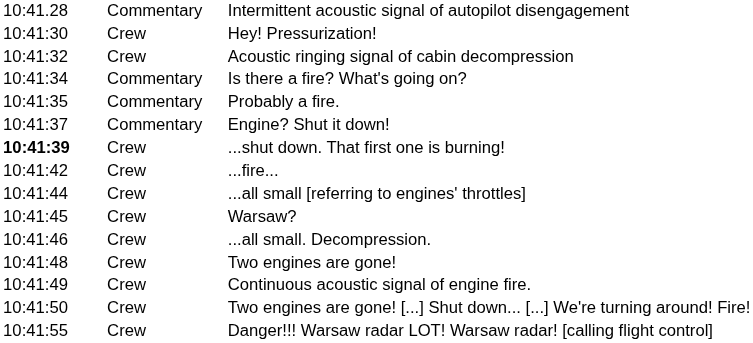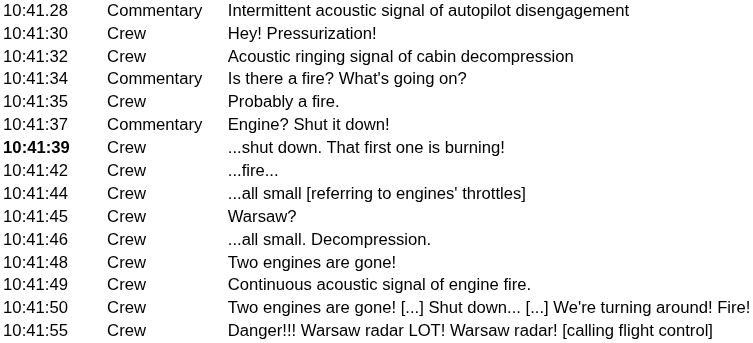(155, 102) Commentary -> (127, 102) Crew
